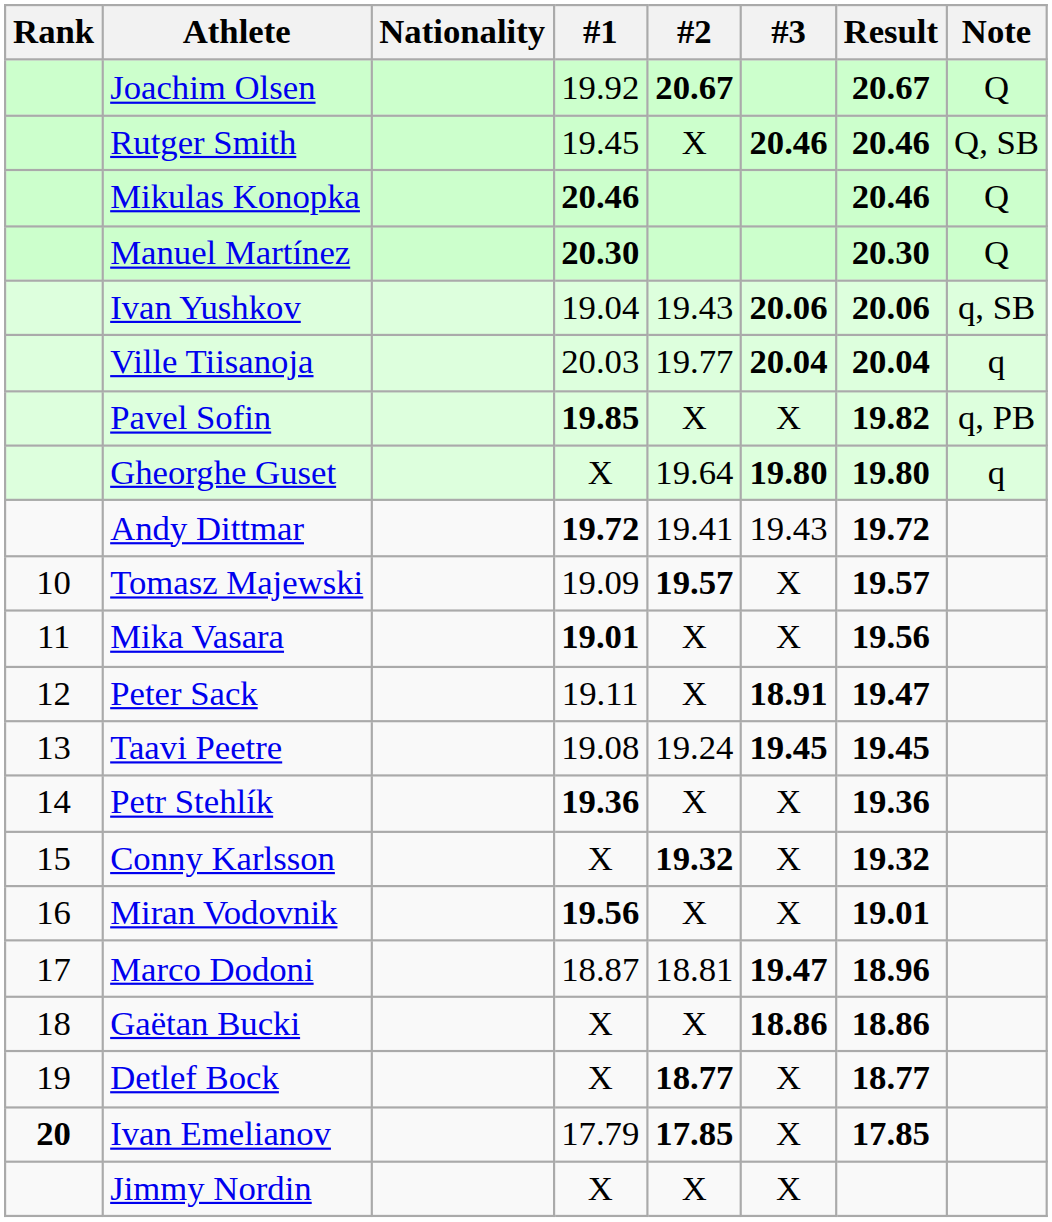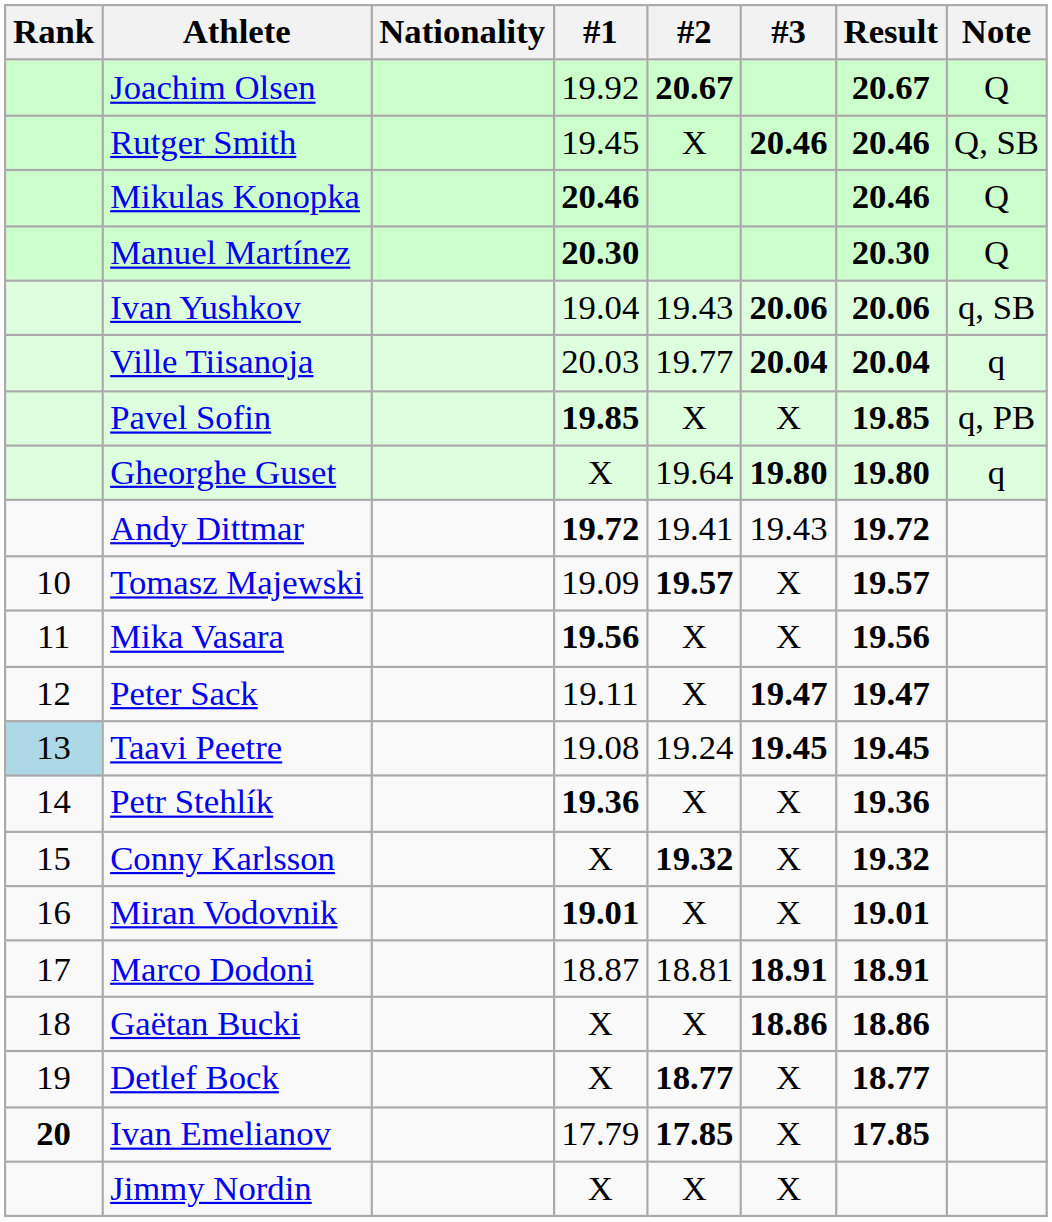(891, 417) 19.82 -> (891, 417) 19.85
(600, 637) 19.01 -> (600, 637) 19.56
(788, 692) 18.91 -> (788, 692) 19.47
(54, 747) no background -> (54, 747) lightblue background
(600, 913) 19.56 -> (600, 913) 19.01
(788, 968) 19.47 -> (788, 968) 18.91
(891, 968) 18.96 -> (891, 968) 18.91
